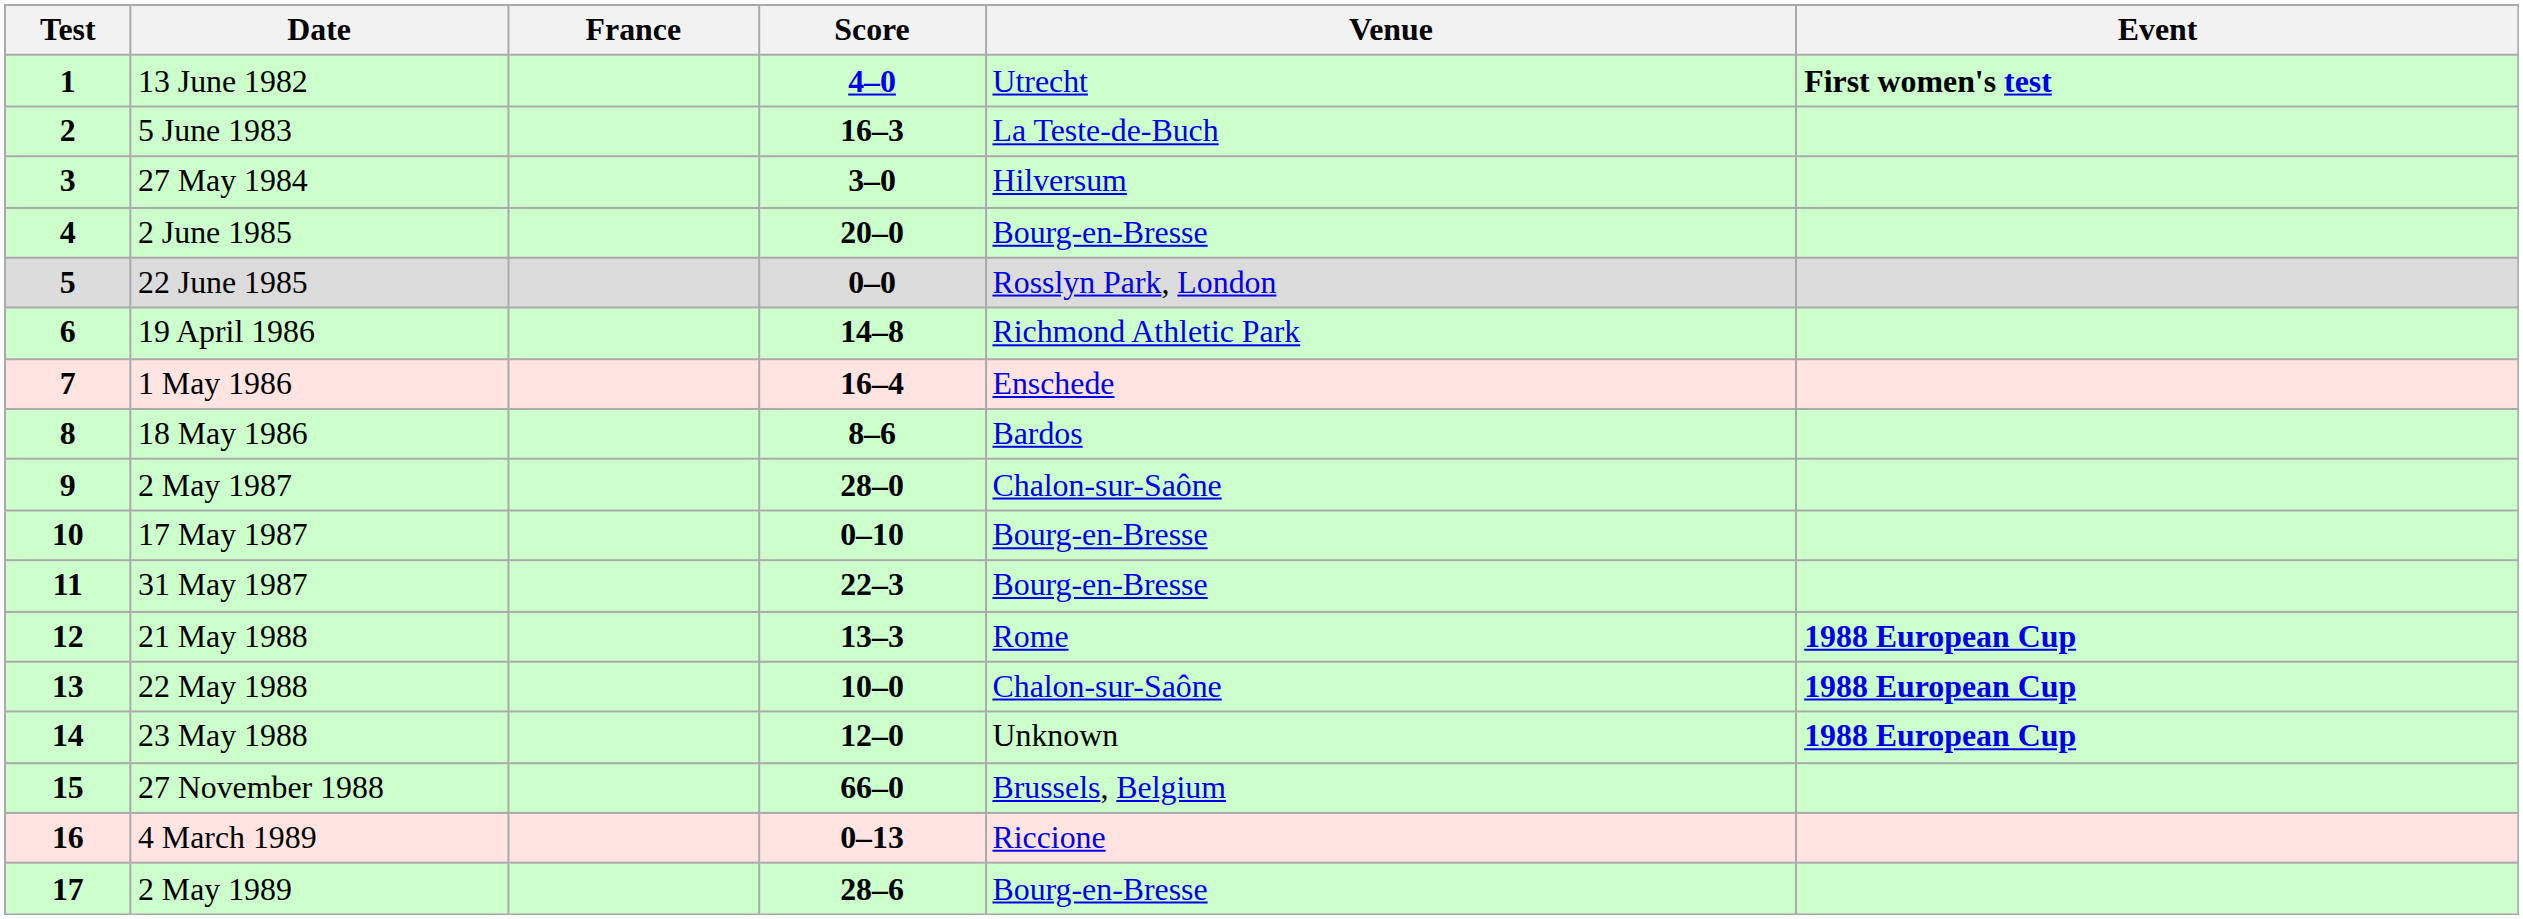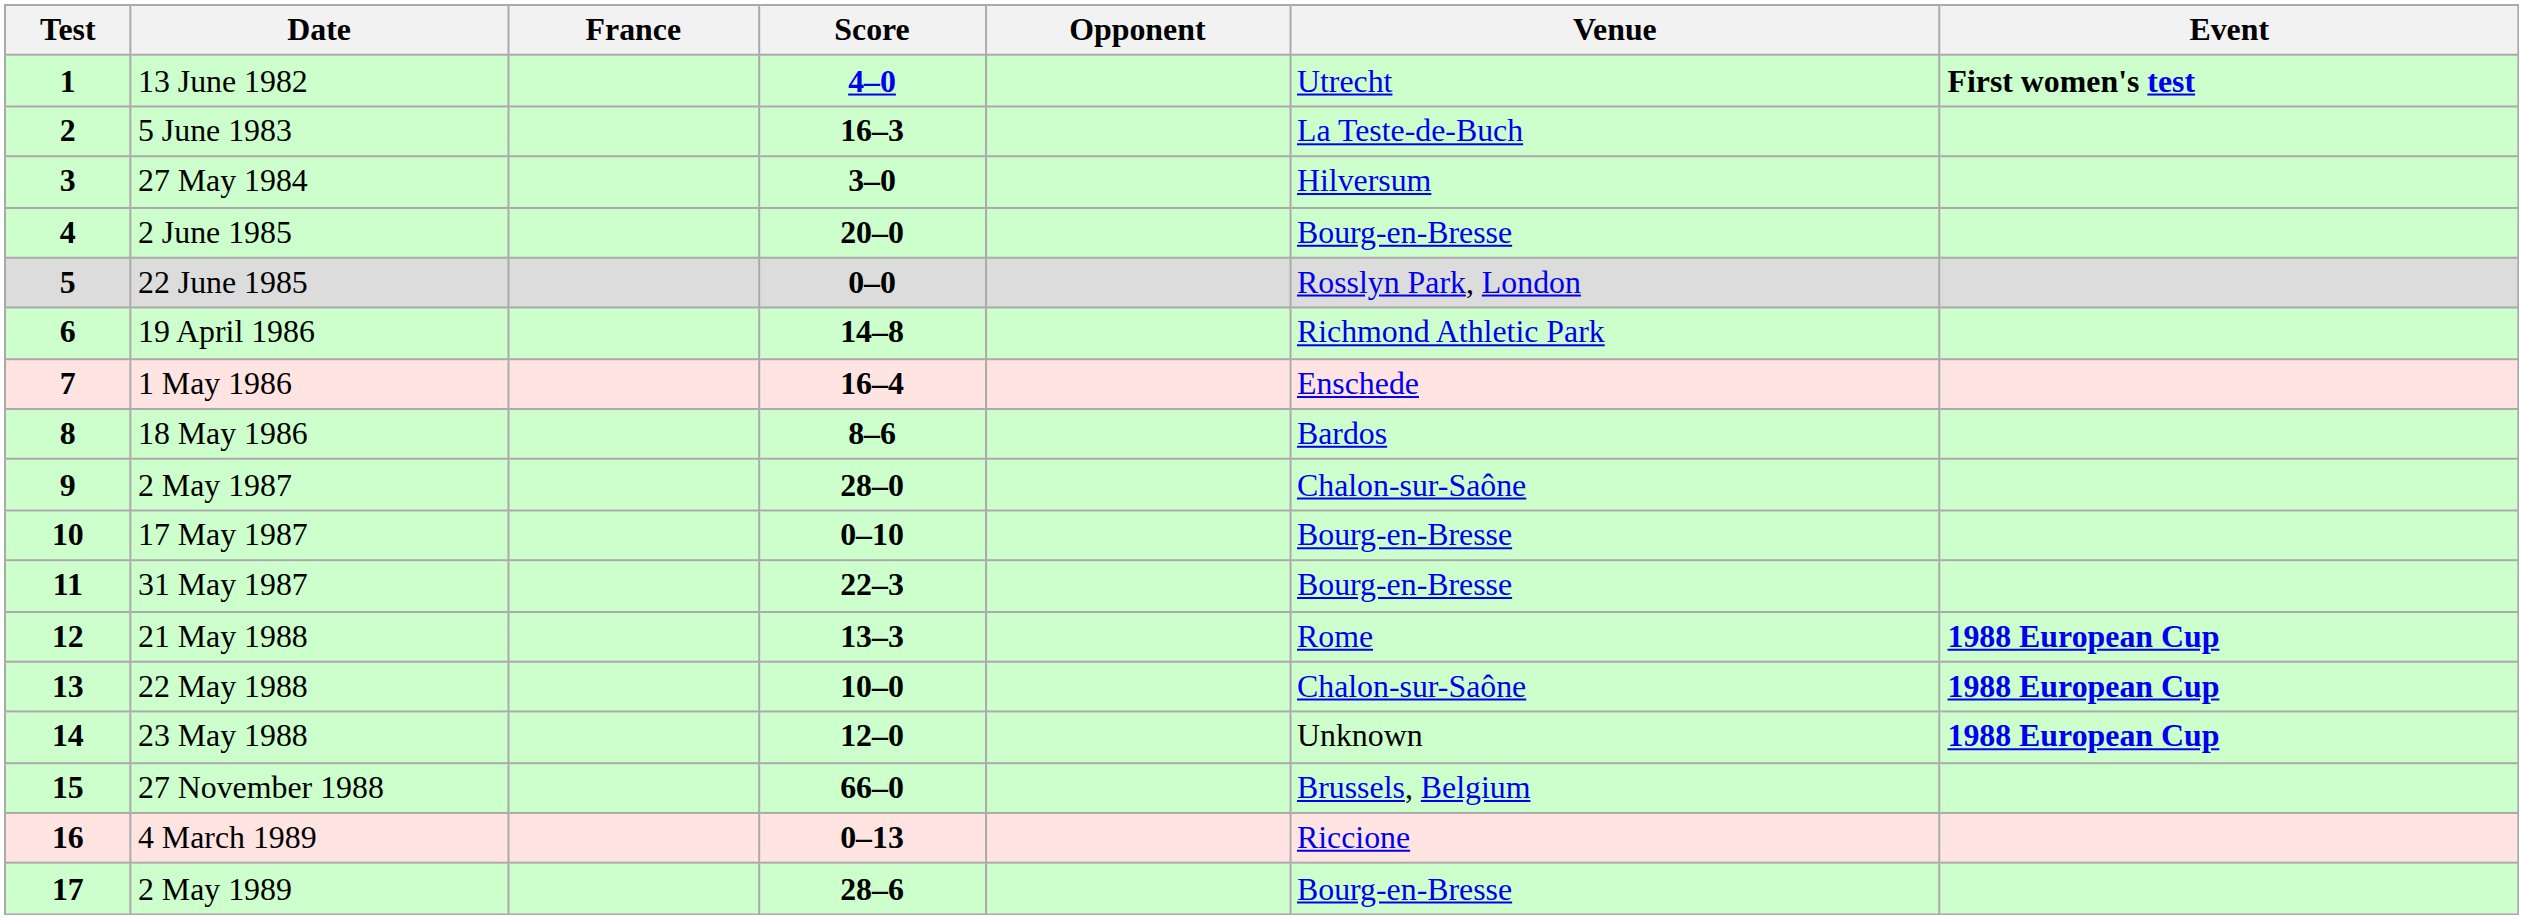+ column: (1137, 29)
